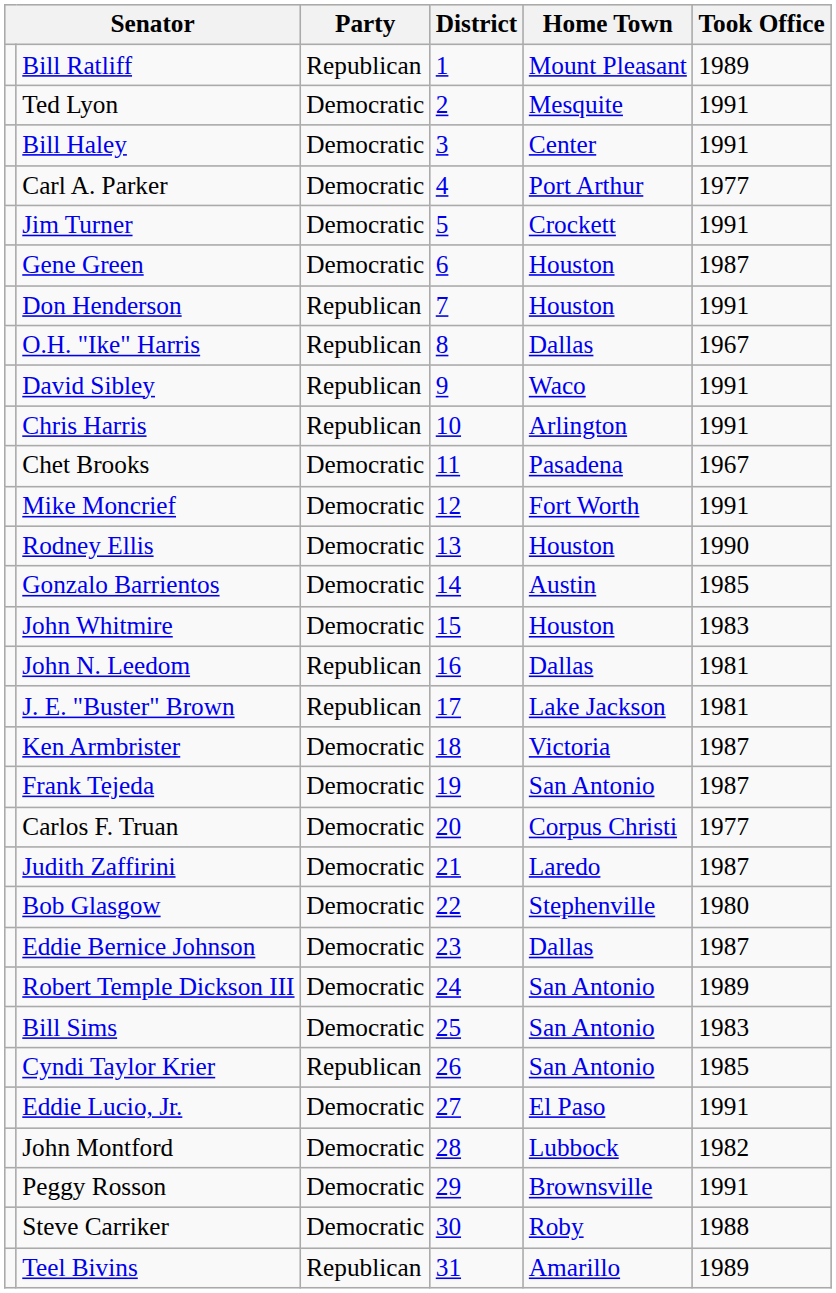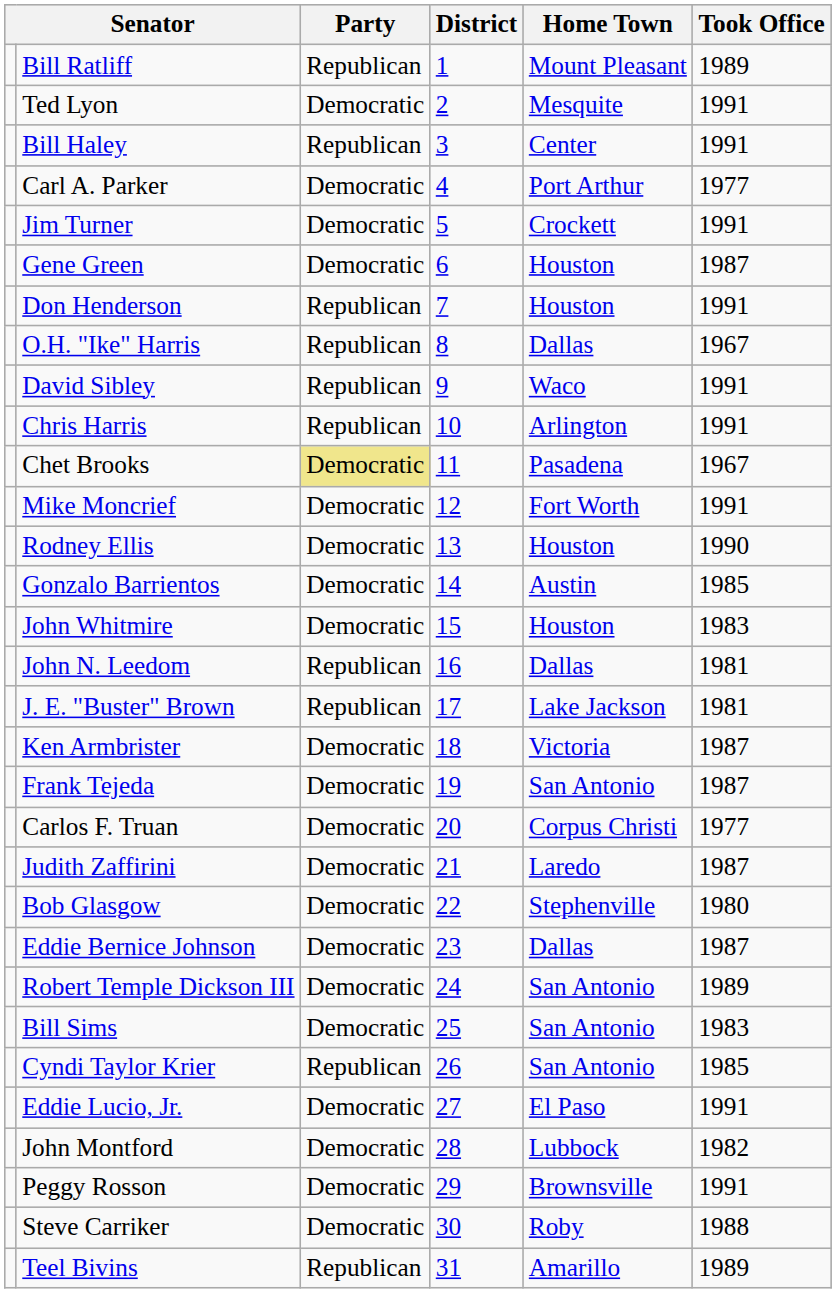(365, 144) Democratic -> (364, 144) Republican
(365, 465) no background -> (365, 465) khaki background
